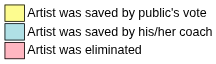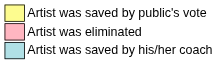rows swapped: (120, 31) <-> (85, 50)
